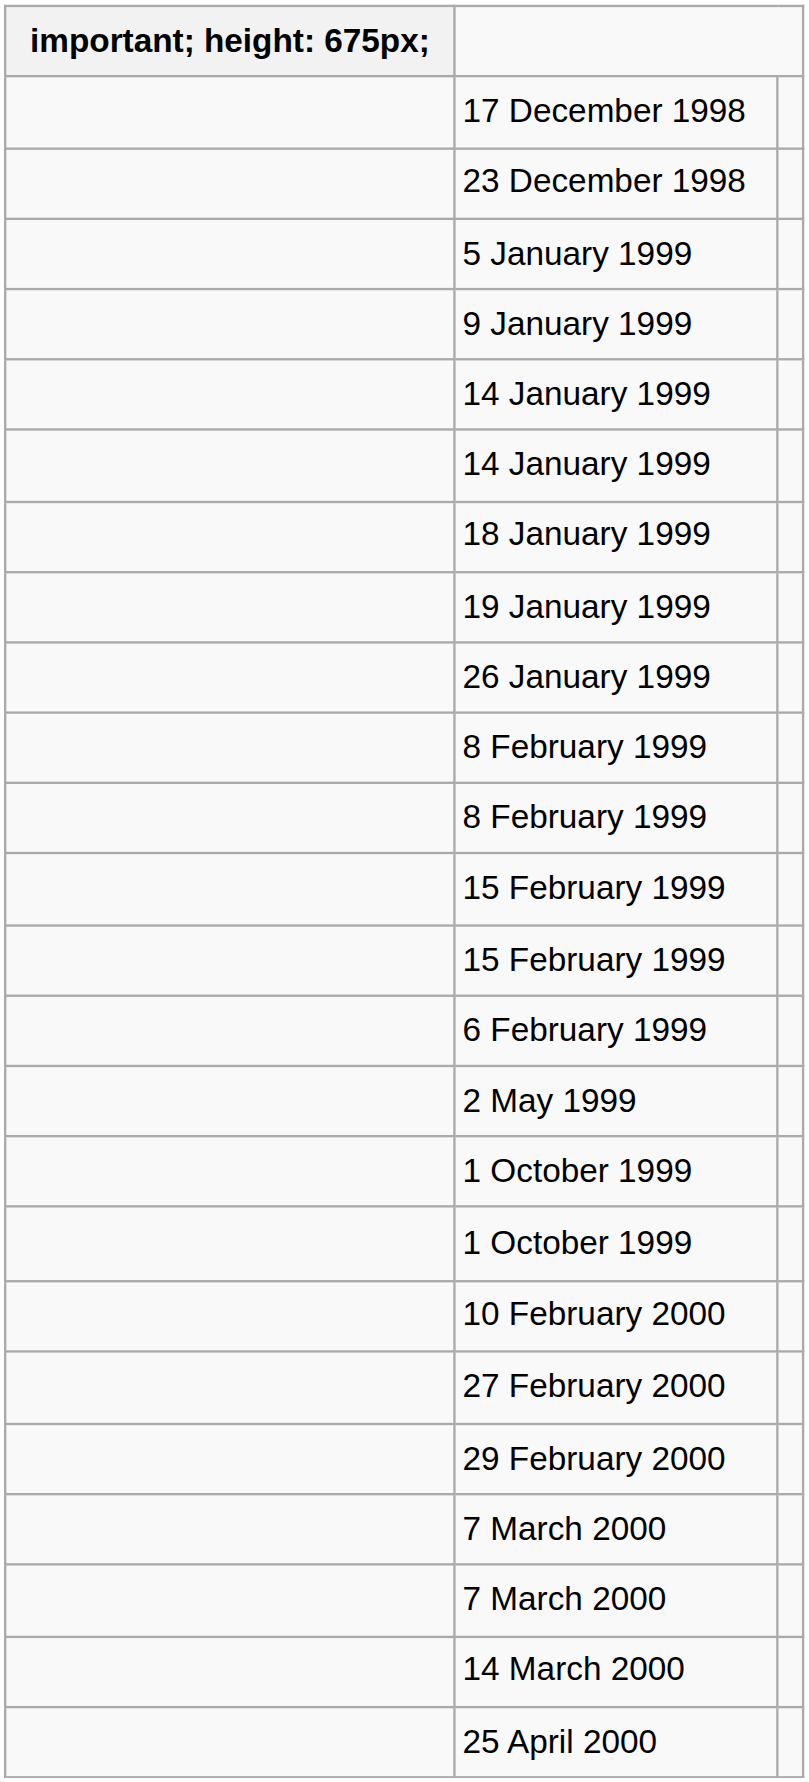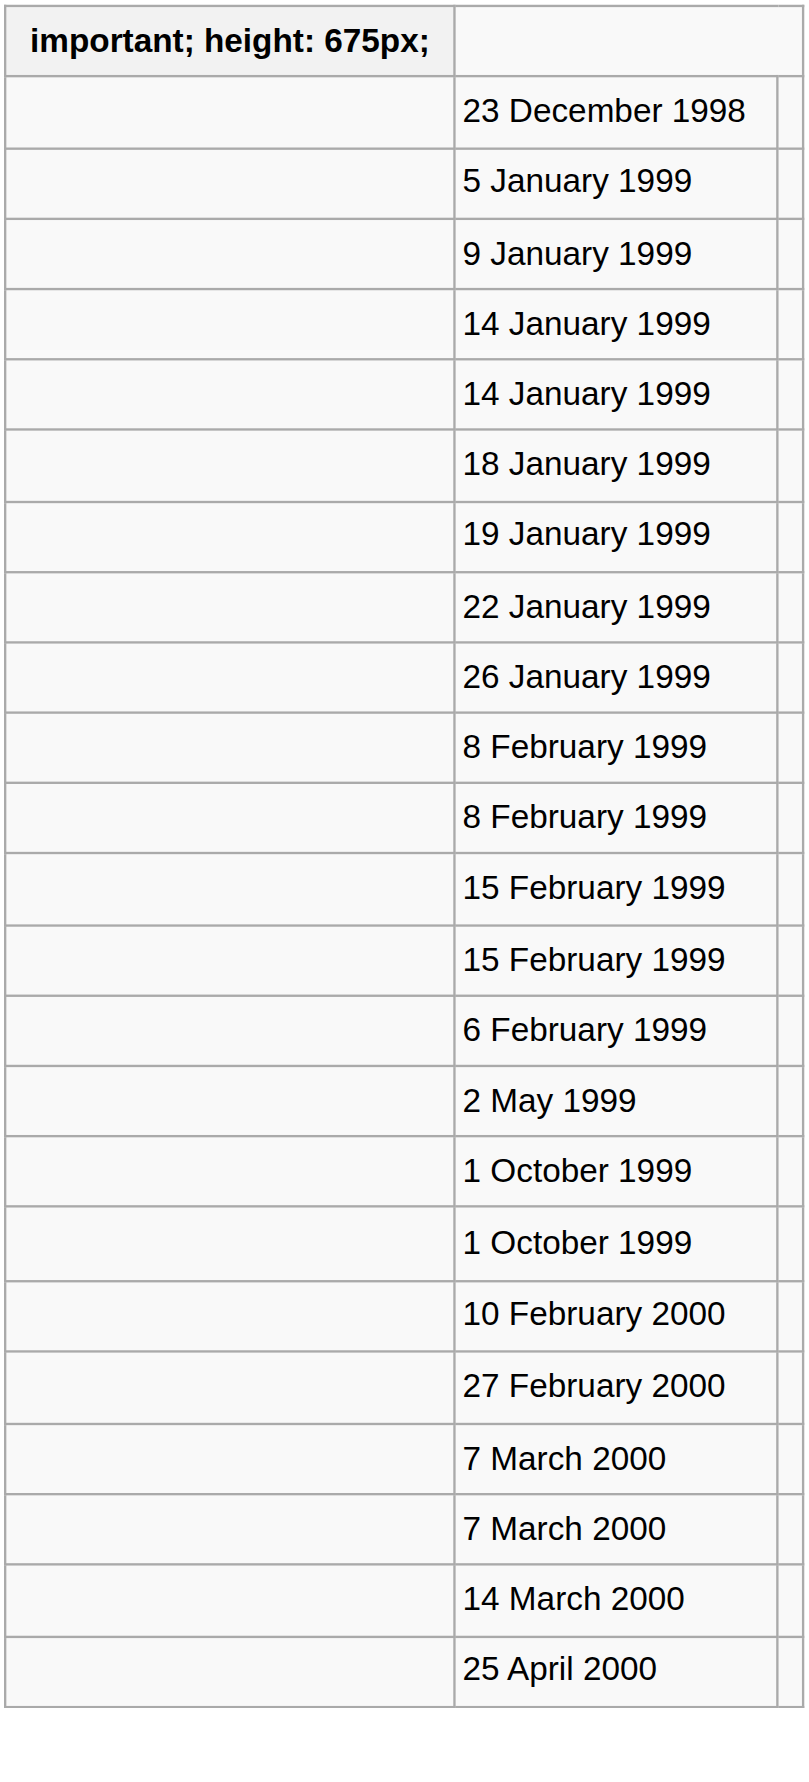- row: (230, 112)
+ row: (230, 607)
- row: (230, 1459)
